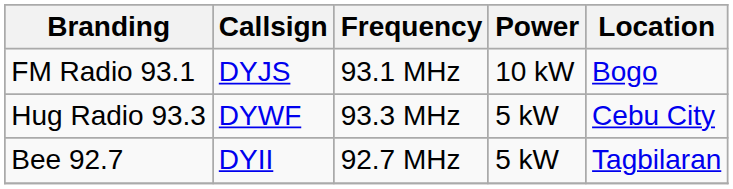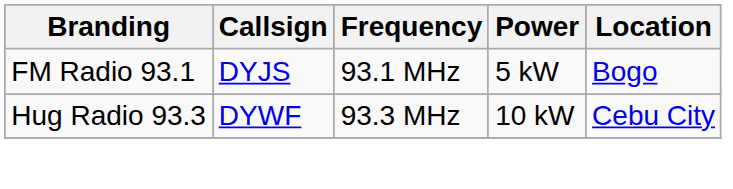(535, 71) 10 kW -> (527, 71) 5 kW
(527, 115) 5 kW -> (535, 115) 10 kW
- row: (67, 159)
